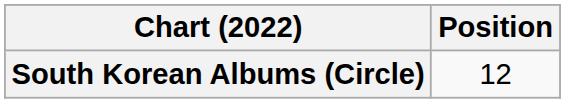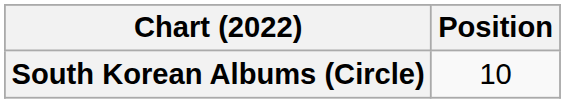(496, 73) 12 -> (496, 73) 10
